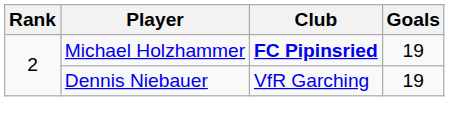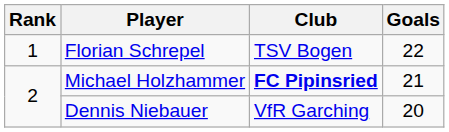+ row: (135, 50)
(413, 50) 19 -> (413, 80) 21
(413, 80) 19 -> (413, 111) 20
